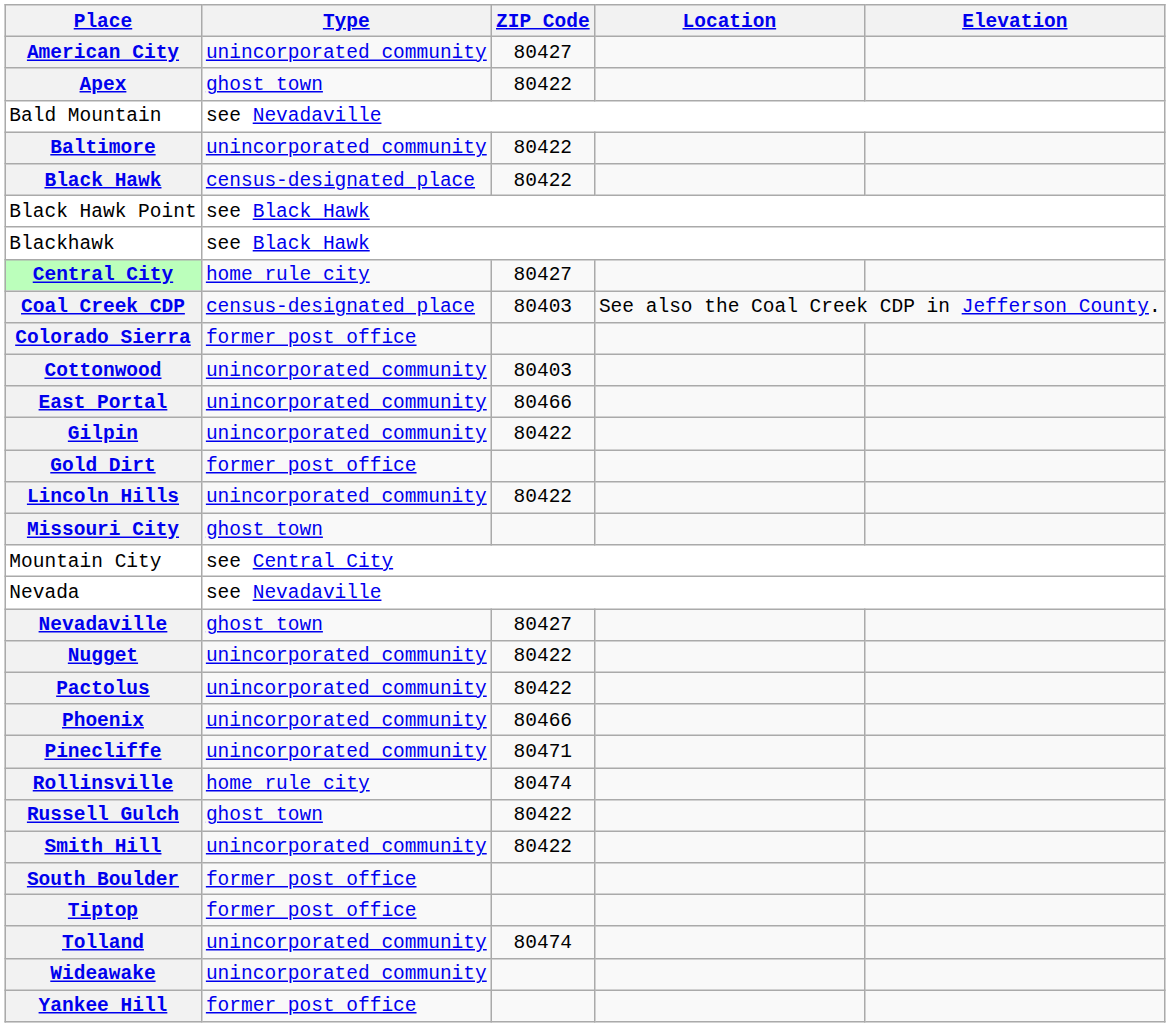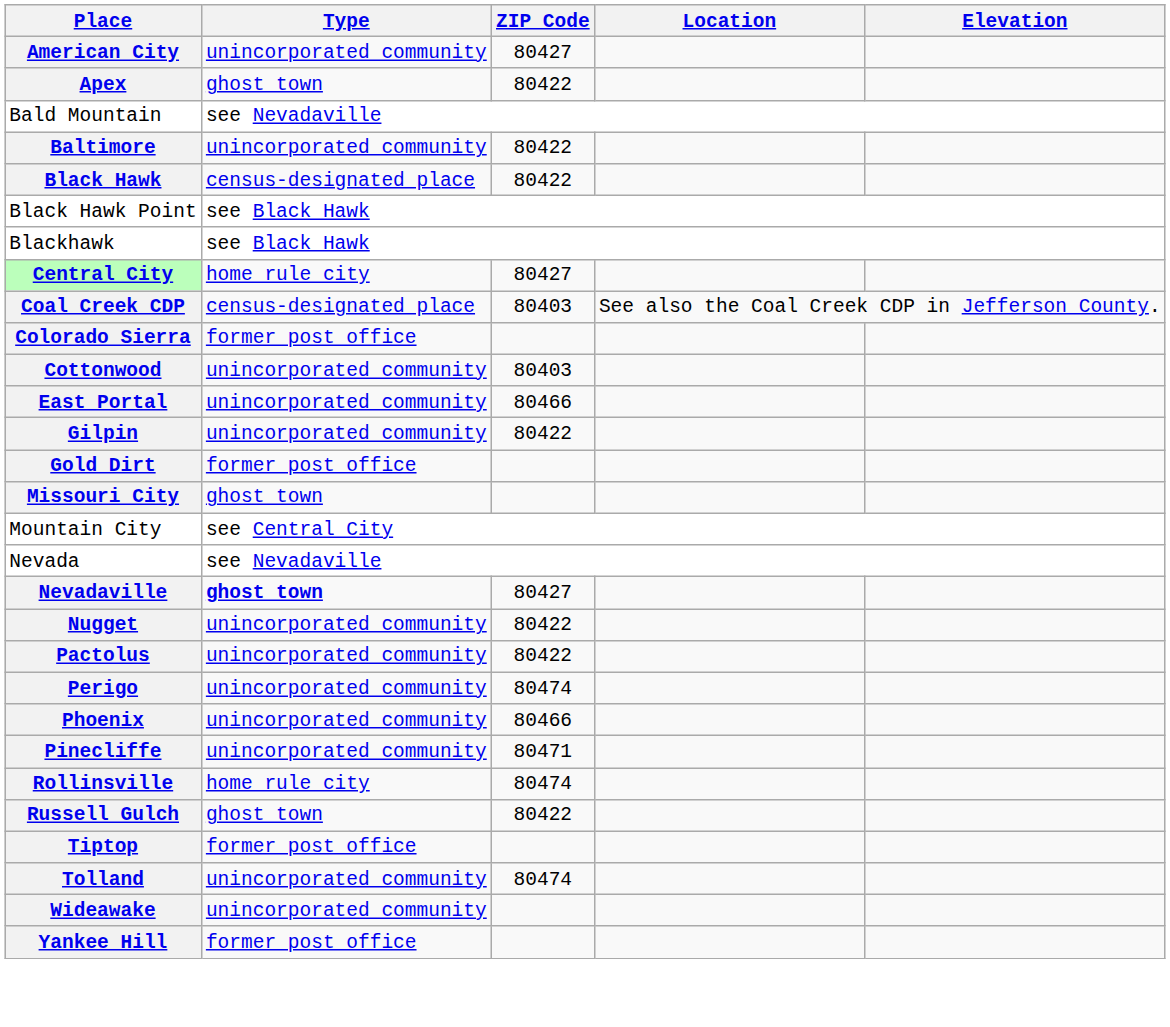- row: (103, 497)
(264, 624) normal -> (264, 593) bold
+ row: (103, 688)
- row: (103, 847)
- row: (103, 879)
